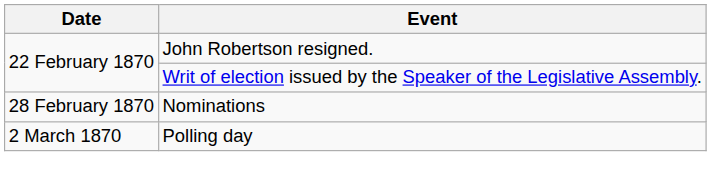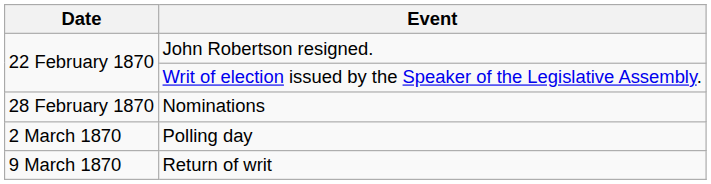+ row: (217, 164)
